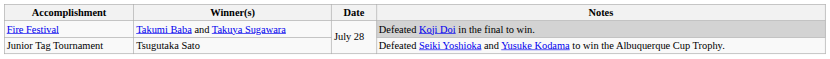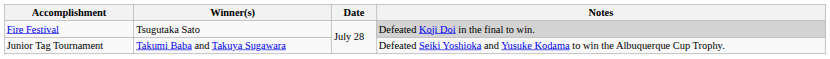(211, 29) Takumi Baba and Takuya Sugawara -> (168, 29) Tsugutaka Sato
(168, 45) Tsugutaka Sato -> (211, 45) Takumi Baba and Takuya Sugawara
